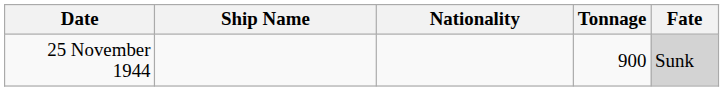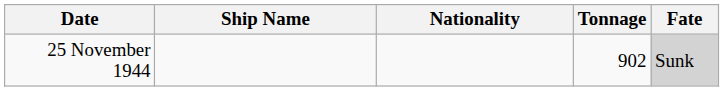(632, 60) 900 -> (632, 60) 902
